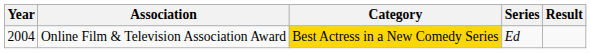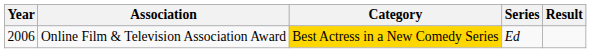(21, 36) 2004 -> (21, 36) 2006
